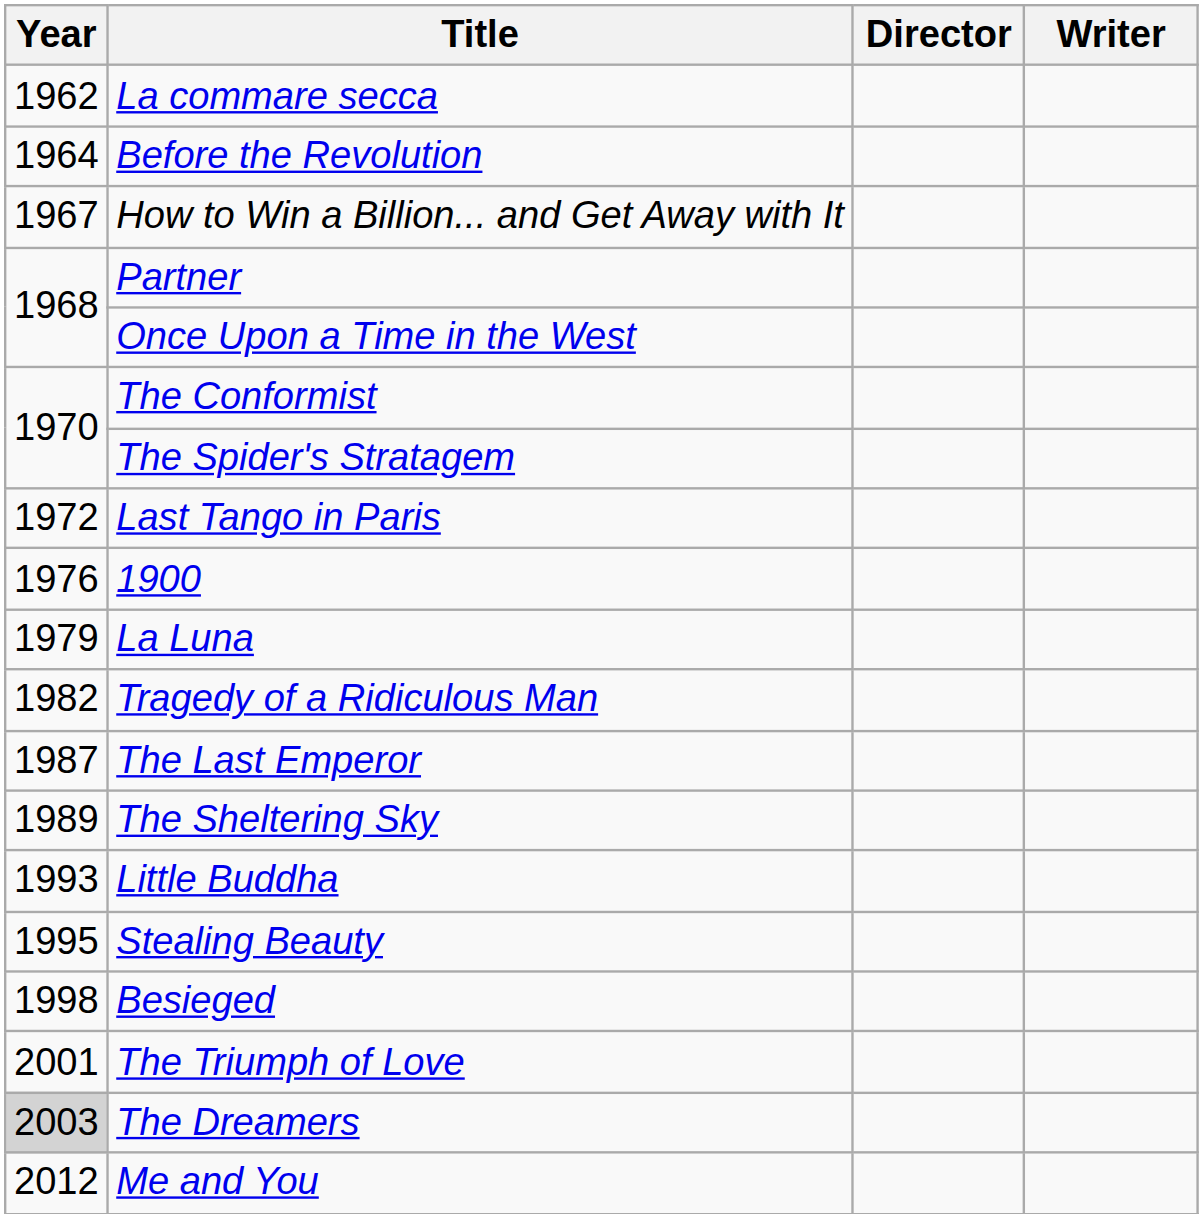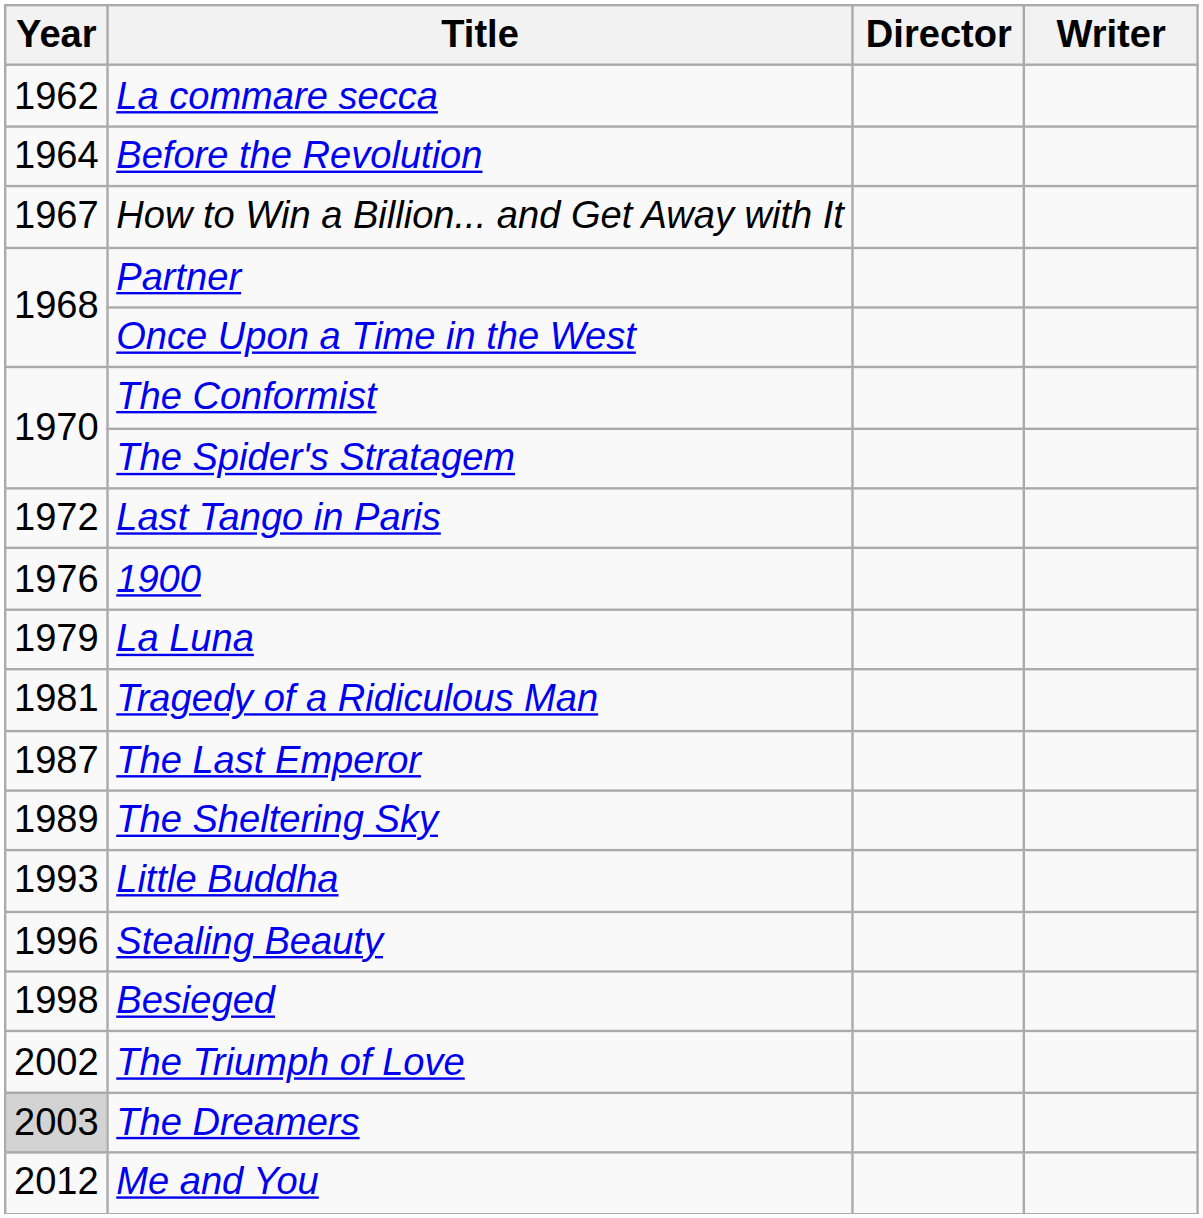(56, 699) 1982 -> (56, 699) 1981
(56, 940) 1995 -> (56, 940) 1996
(56, 1061) 2001 -> (56, 1061) 2002
